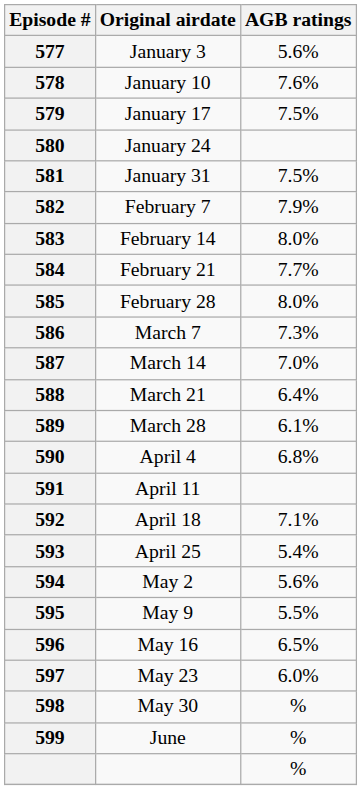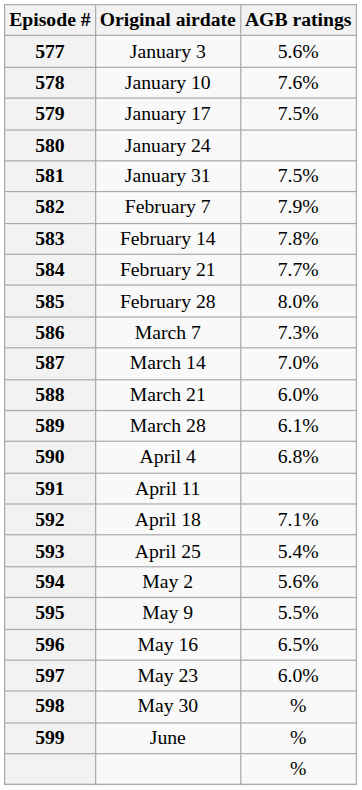(298, 238) 8.0% -> (298, 238) 7.8%
(298, 394) 6.4% -> (298, 394) 6.0%
